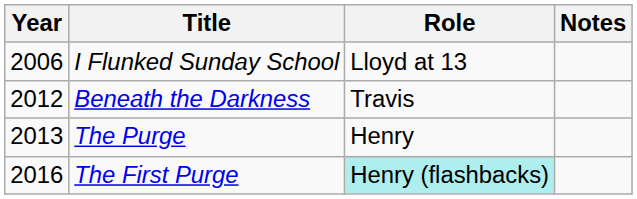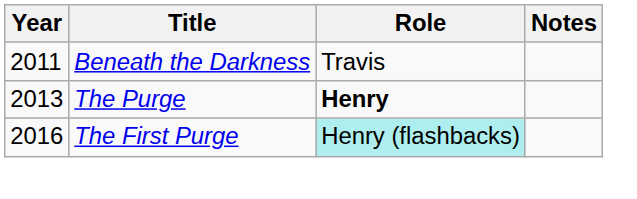- row: (207, 61)
(37, 99) 2012 -> (36, 61) 2011
(382, 136) normal -> (355, 99) bold
